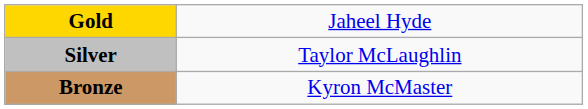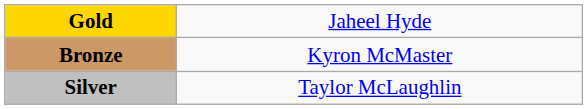rows swapped: (91, 54) <-> (91, 87)
